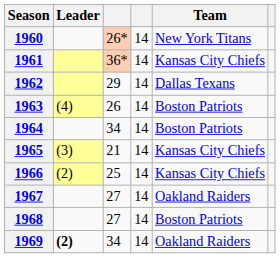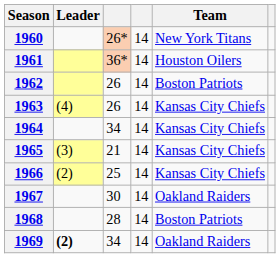(210, 60) Kansas City Chiefs -> (198, 60) Houston Oilers
(113, 83) 29 -> (113, 83) 26
(195, 83) Dallas Texans -> (199, 83) Boston Patriots
(199, 106) Boston Patriots -> (210, 106) Kansas City Chiefs
(199, 128) Boston Patriots -> (210, 128) Kansas City Chiefs
(113, 196) 27 -> (113, 196) 30
(113, 219) 27 -> (113, 219) 28
